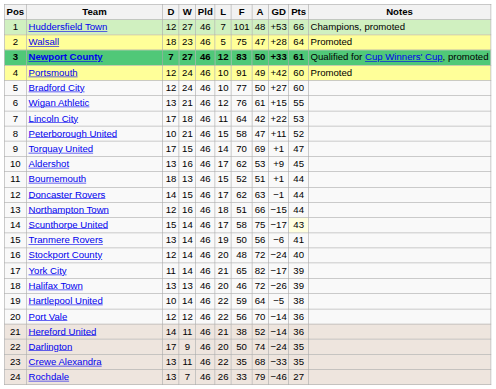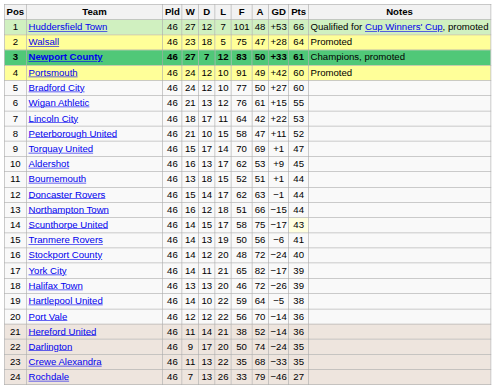columns swapped: (205, 12) <-> (171, 12)
(358, 27) Champions, promoted -> (400, 27) Qualified for Cup Winners' Cup, promoted
(400, 57) Qualified for Cup Winners' Cup, promoted -> (358, 57) Champions, promoted
